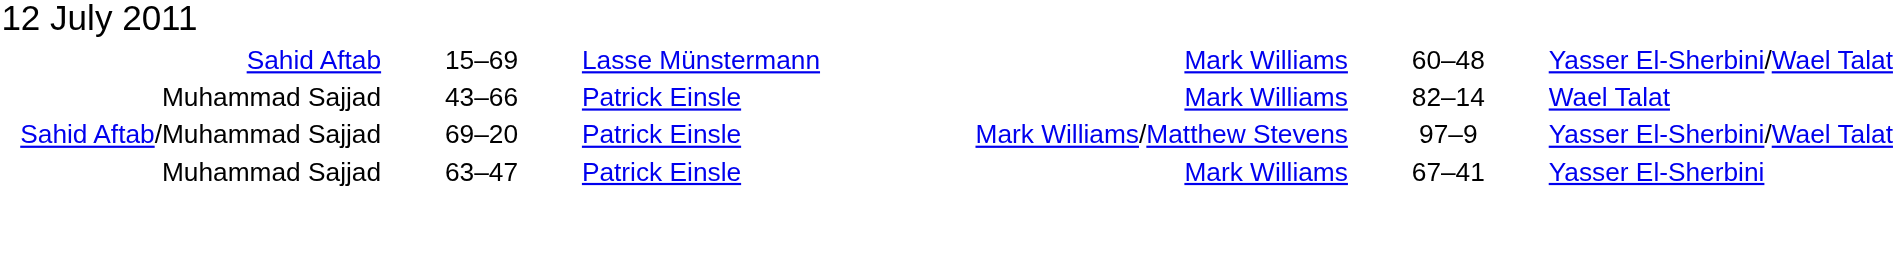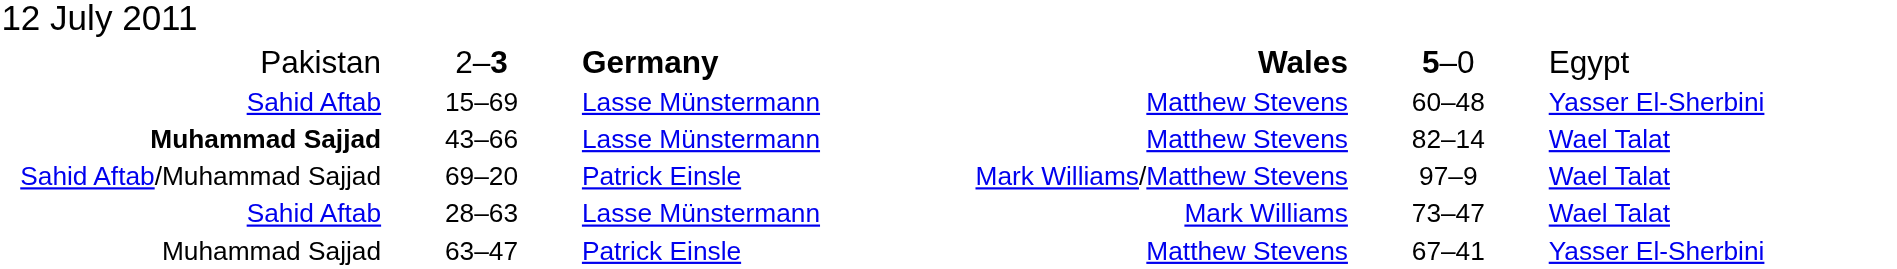+ row: (482, 62)
(1266, 60) Mark Williams -> (1247, 102) Matthew Stevens
(1721, 60) Yasser El-Sherbini/Wael Talat -> (1657, 102) Yasser El-Sherbini
(272, 98) normal -> (266, 139) bold
(662, 98) Patrick Einsle -> (701, 139) Lasse Münstermann
(1266, 98) Mark Williams -> (1247, 139) Matthew Stevens
(1721, 135) Yasser El-Sherbini/Wael Talat -> (1609, 176) Wael Talat
+ row: (482, 214)
(1266, 172) Mark Williams -> (1247, 251) Matthew Stevens
